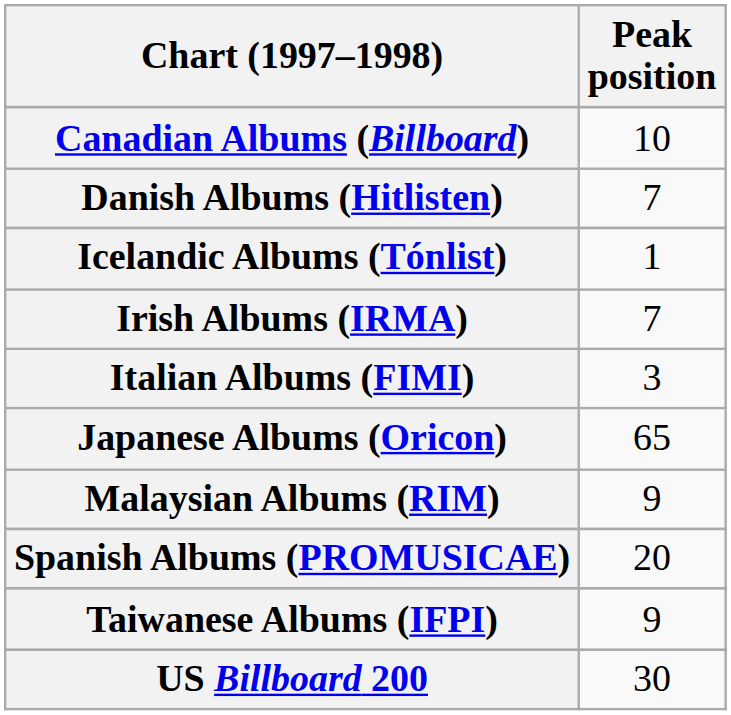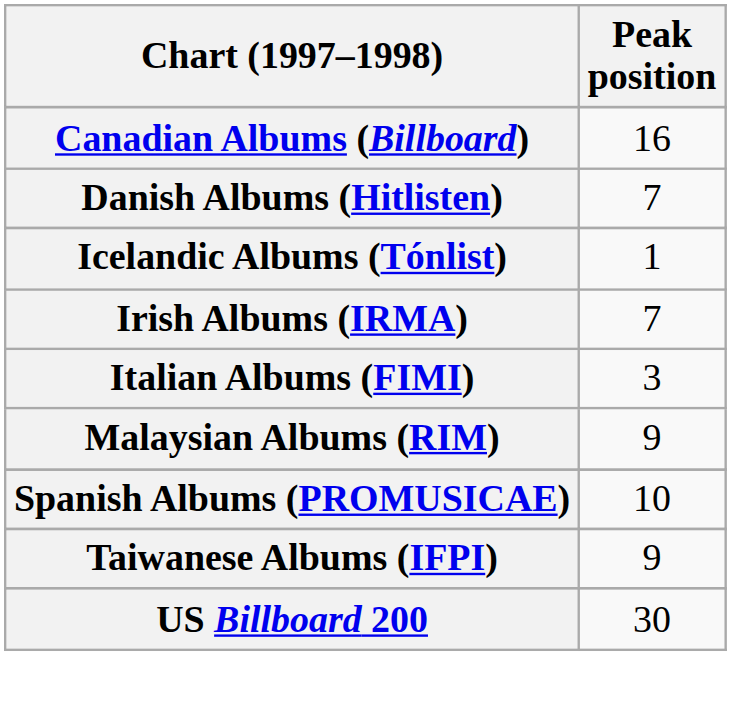(652, 137) 10 -> (652, 137) 16
- row: (292, 438)
(652, 558) 20 -> (652, 498) 10
